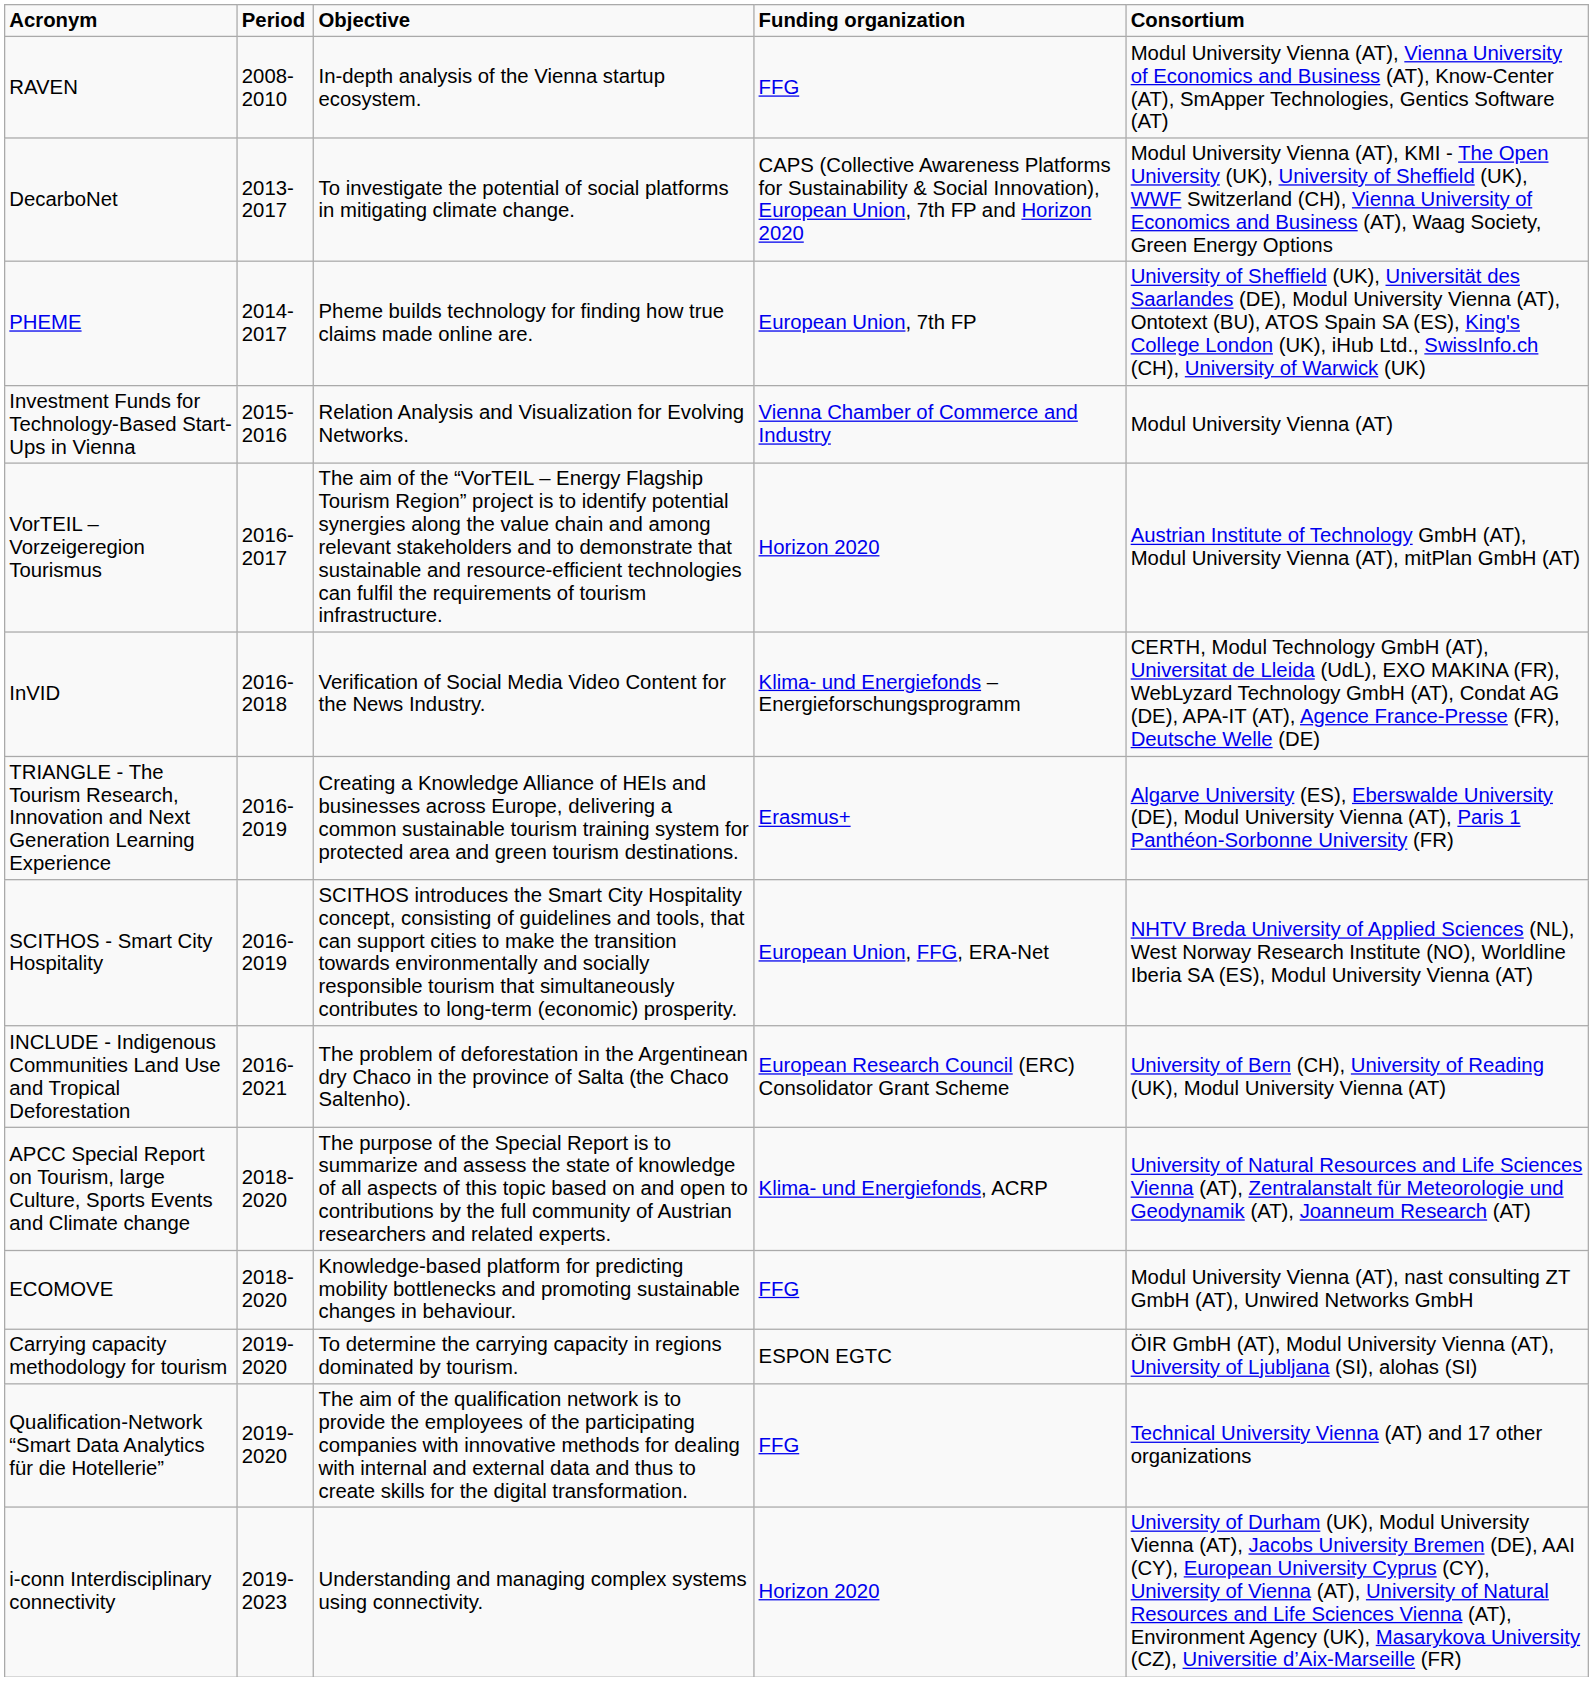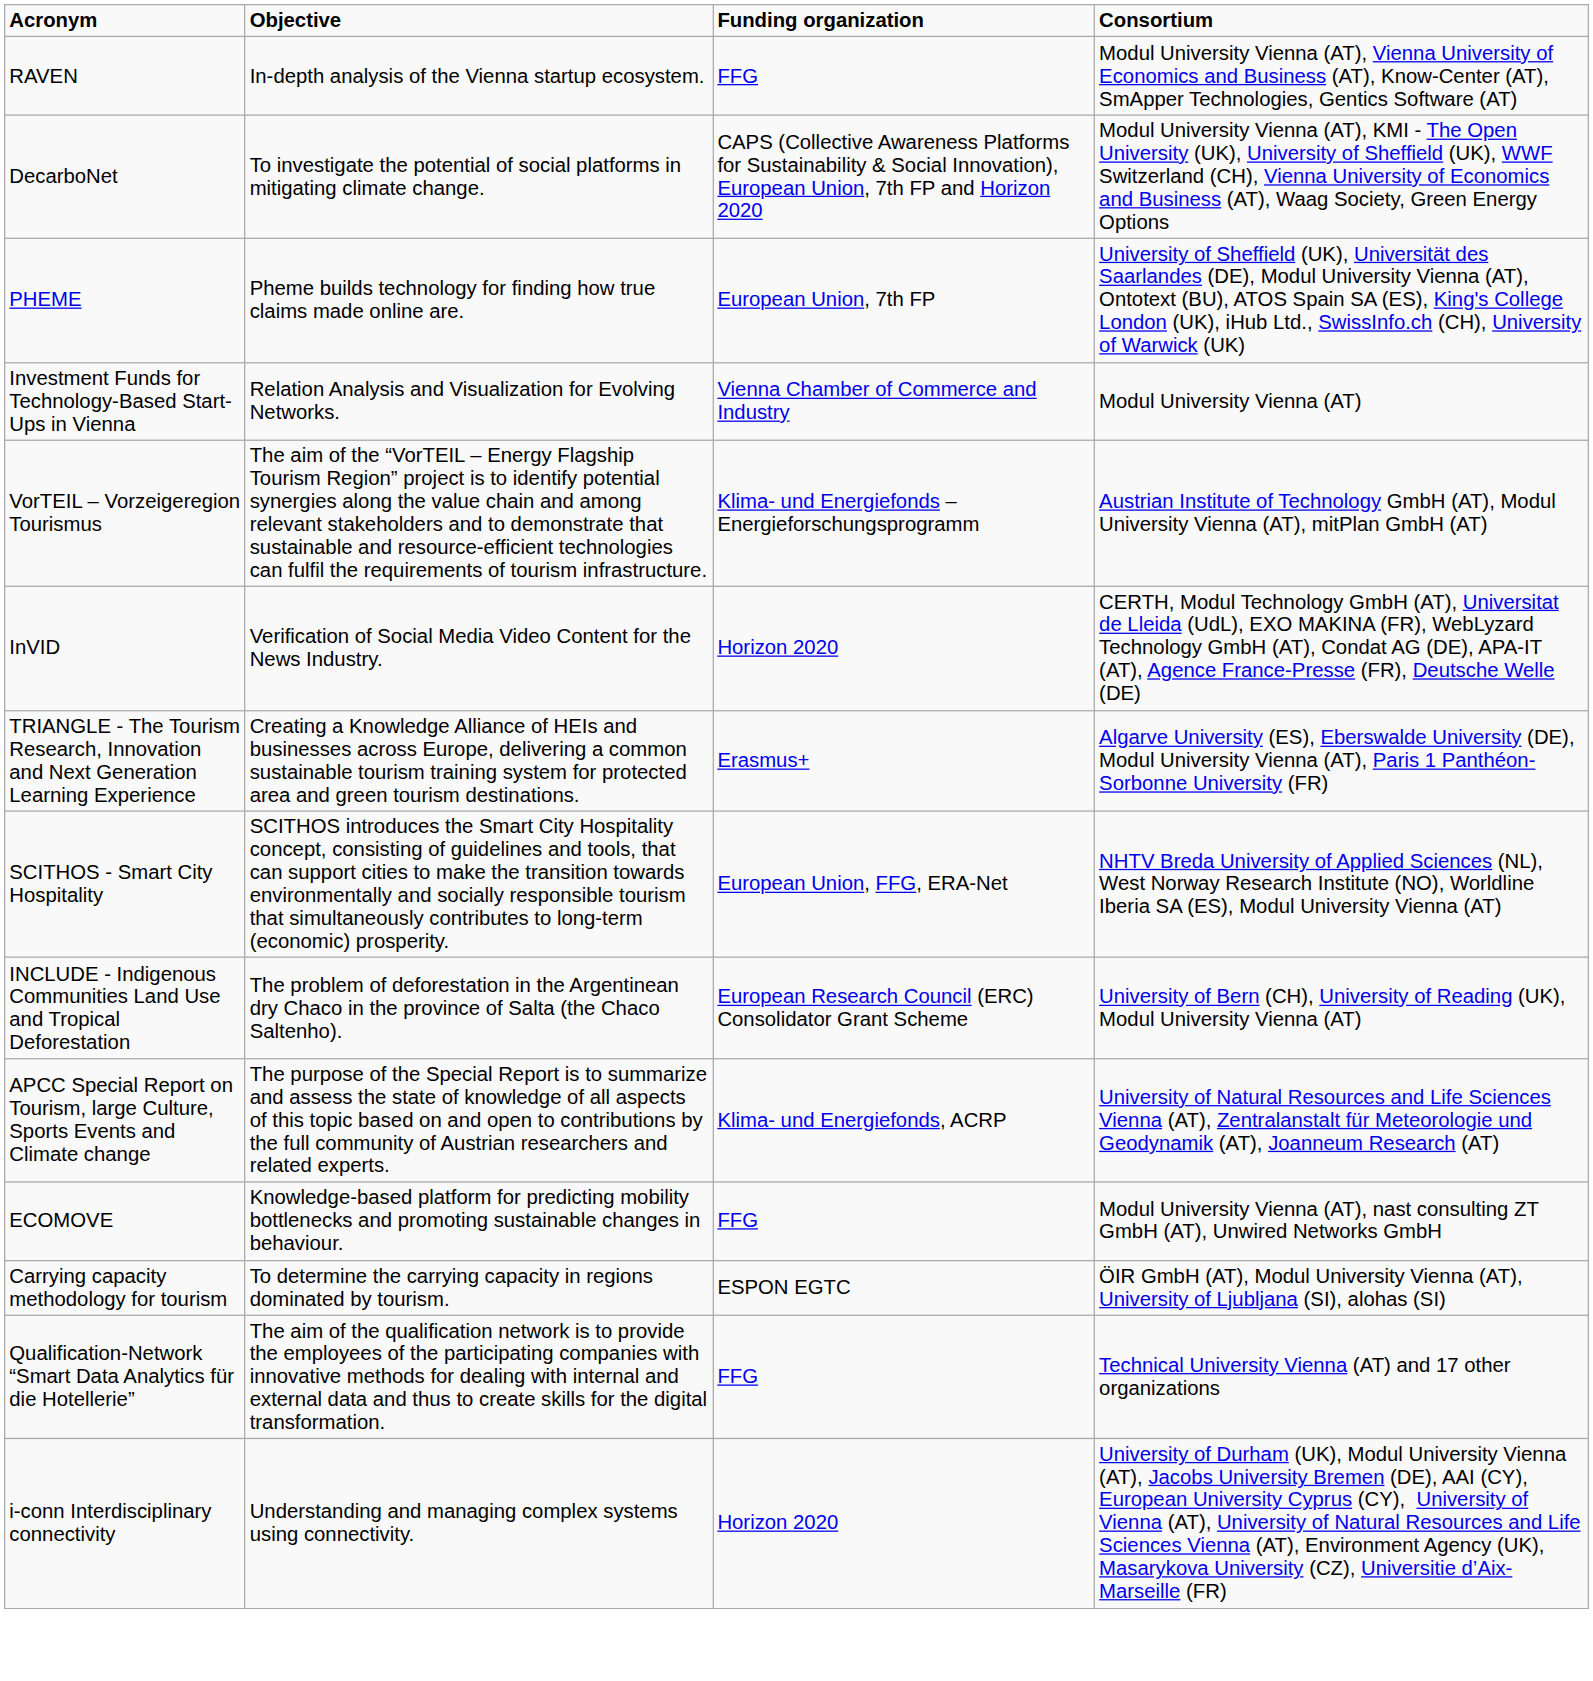- column: (273, 20)
(819, 547) Horizon 2020 -> (848, 513) Klima- und Energiefonds – Energieforschungsprogramm
(890, 694) Klima- und Energiefonds – Energieforschungsprogramm -> (778, 648) Horizon 2020
